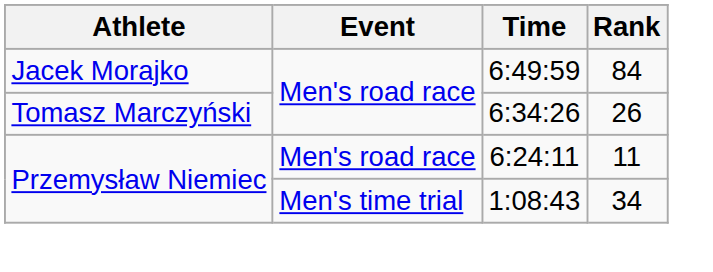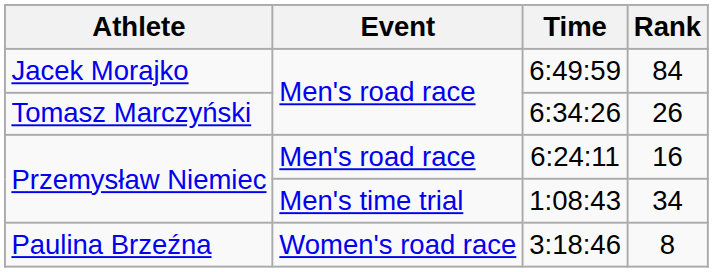(627, 157) 11 -> (667, 157) 16
+ row: (575, 244)
